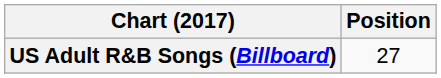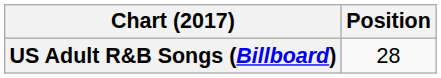(389, 55) 27 -> (389, 55) 28
